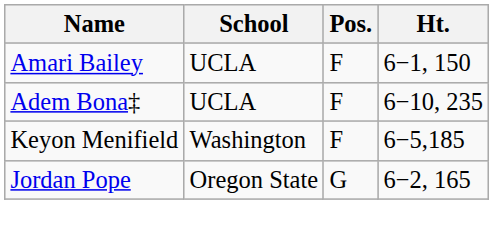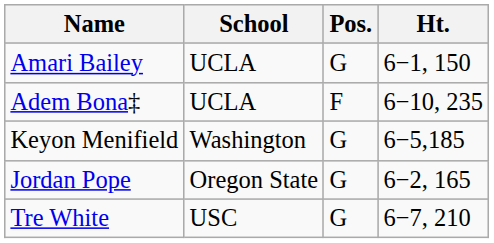(336, 62) F -> (338, 62) G
(336, 140) F -> (338, 140) G
+ row: (60, 218)
